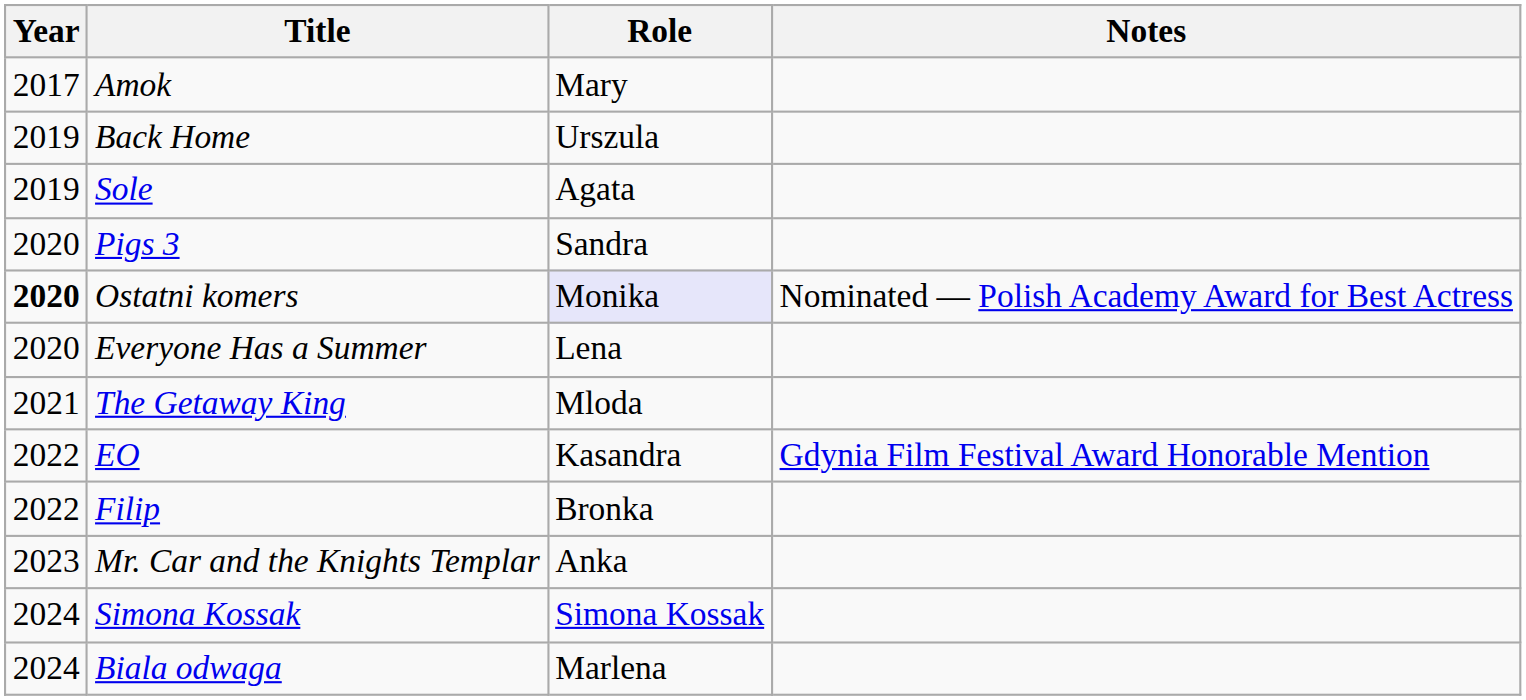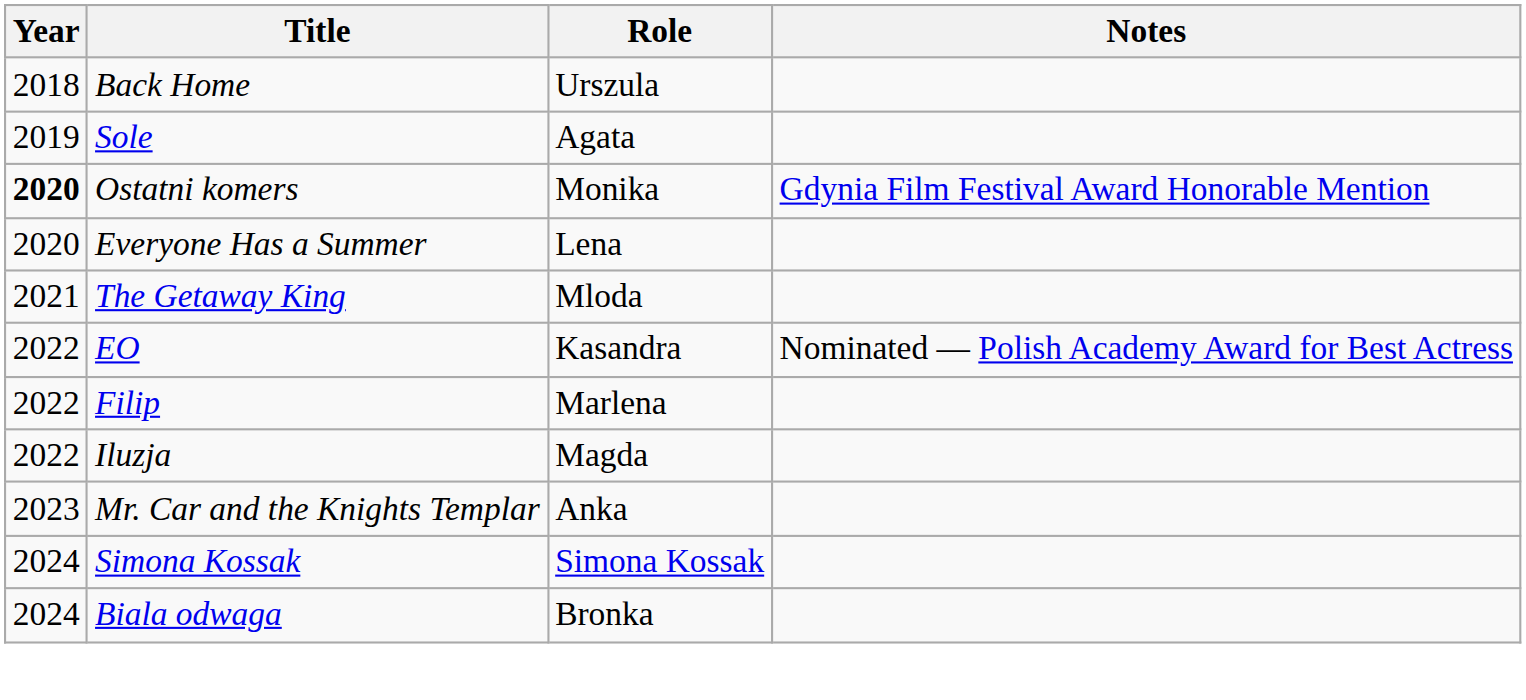- row: (133, 84)
(46, 137) 2019 -> (46, 84) 2018
- row: (137, 243)
(607, 296) lavender background -> (607, 190) no background
(1146, 296) Nominated — Polish Academy Award for Best Actress -> (1105, 190) Gdynia Film Festival Award Honorable Mention
(1105, 455) Gdynia Film Festival Award Honorable Mention -> (1146, 349) Nominated — Polish Academy Award for Best Actress
(604, 508) Bronka -> (611, 402) Marlena
+ row: (133, 455)
(611, 667) Marlena -> (604, 614) Bronka
